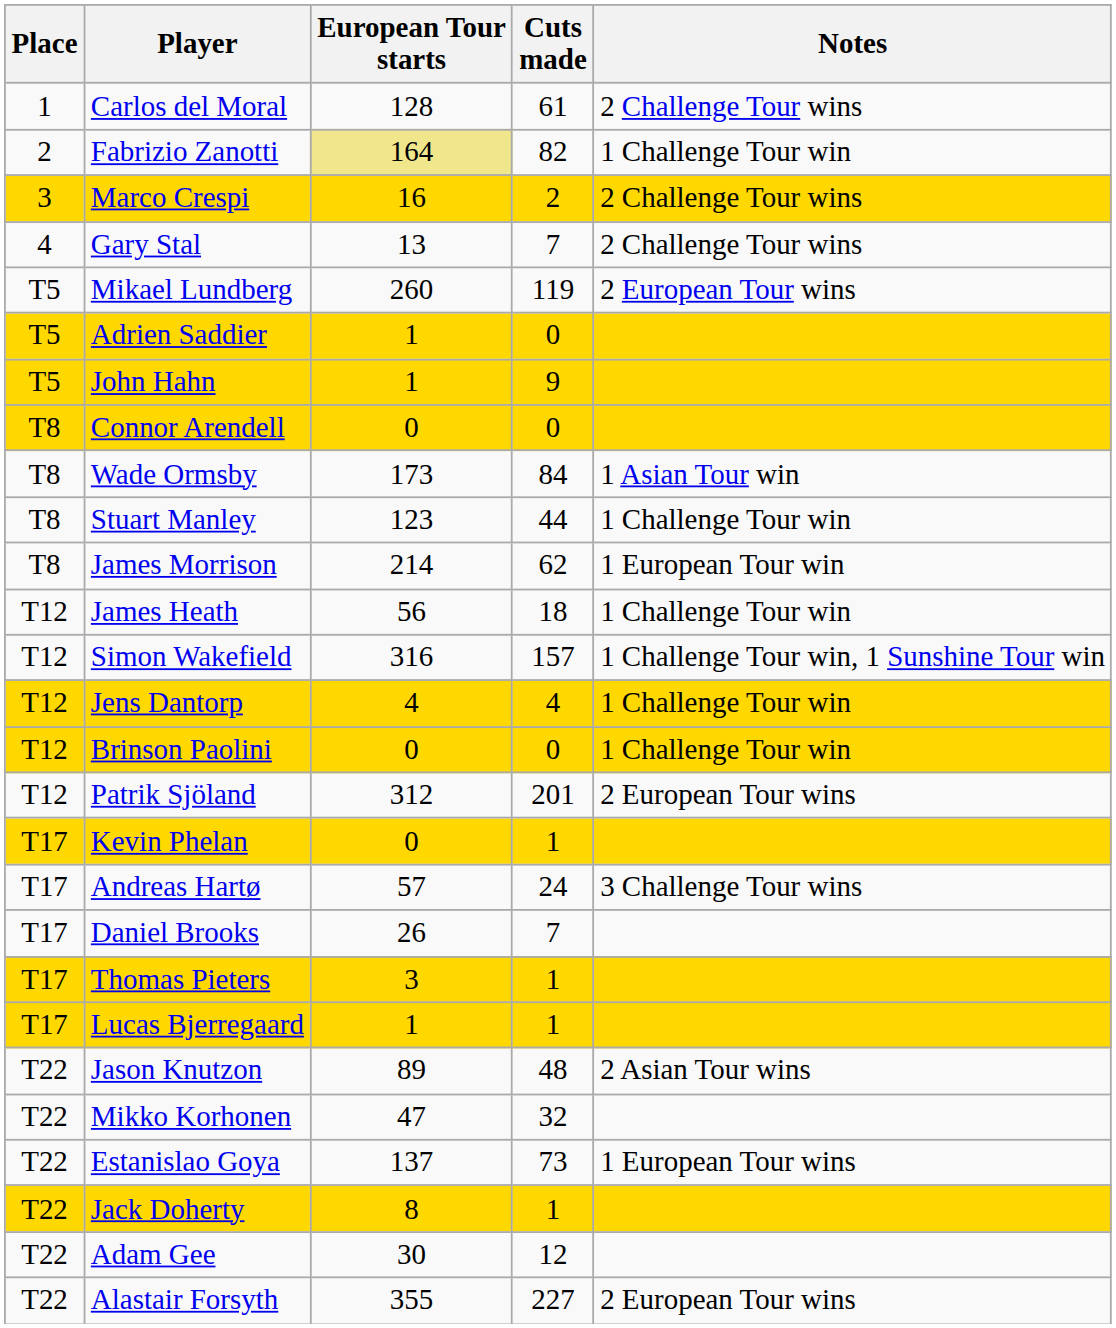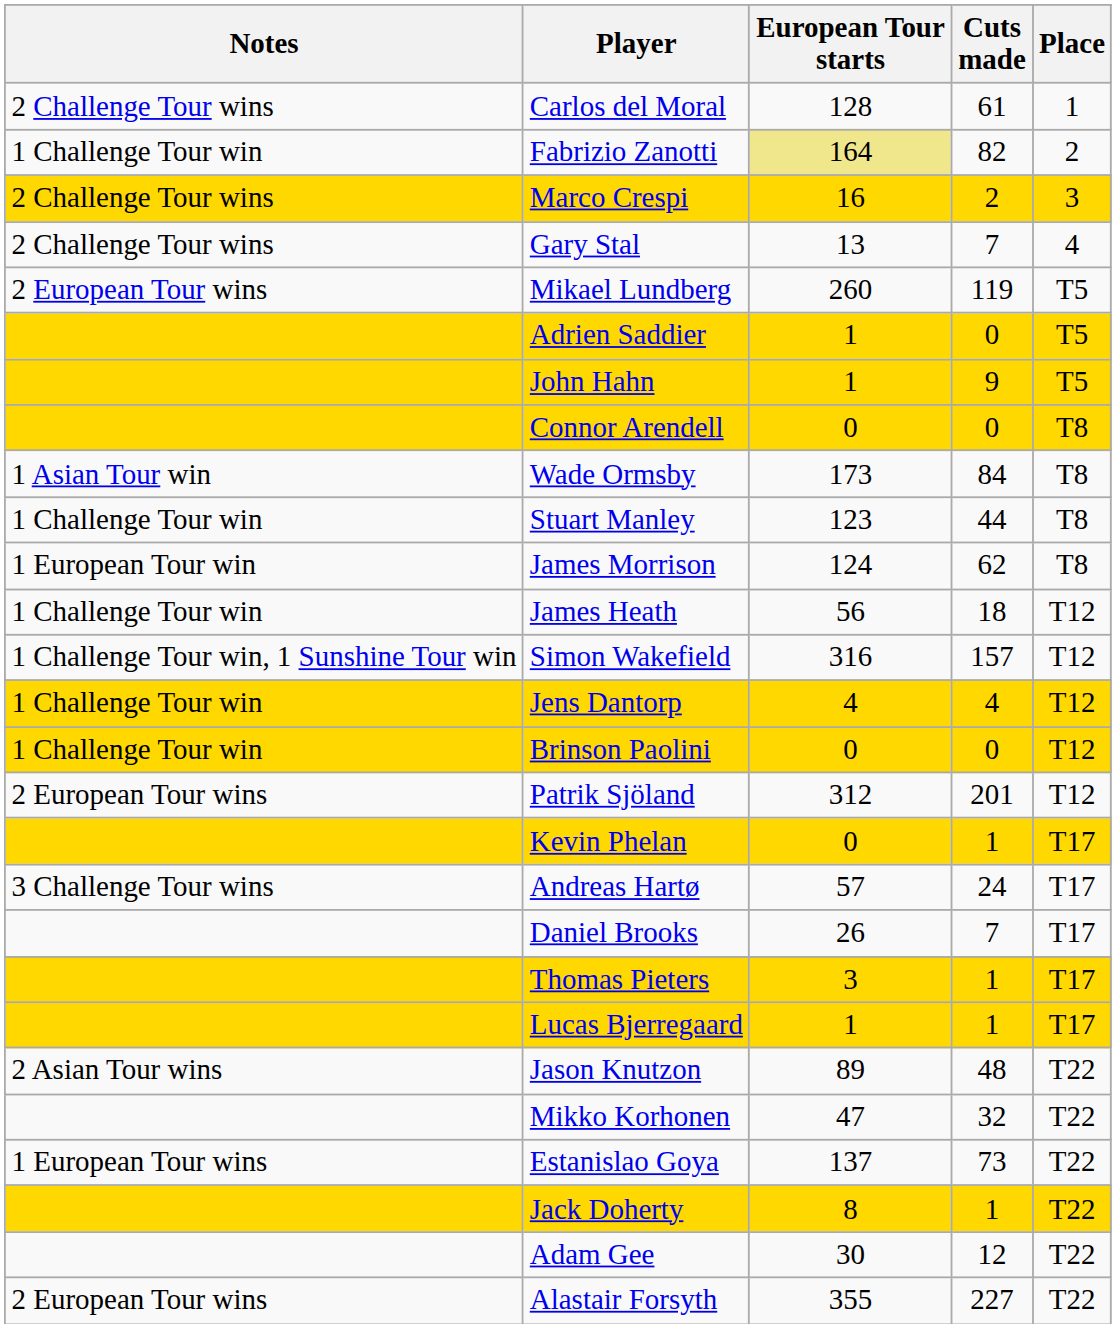columns swapped: (45, 43) <-> (853, 43)
(412, 565) 214 -> (851, 565) 124
